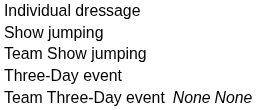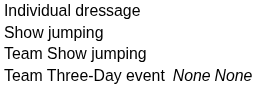- row: (63, 76)
